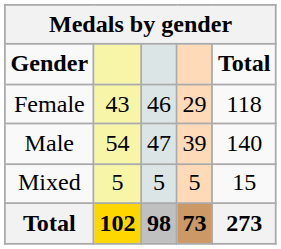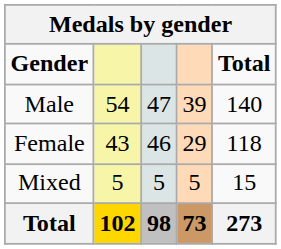rows swapped: (49, 143) <-> (49, 103)
